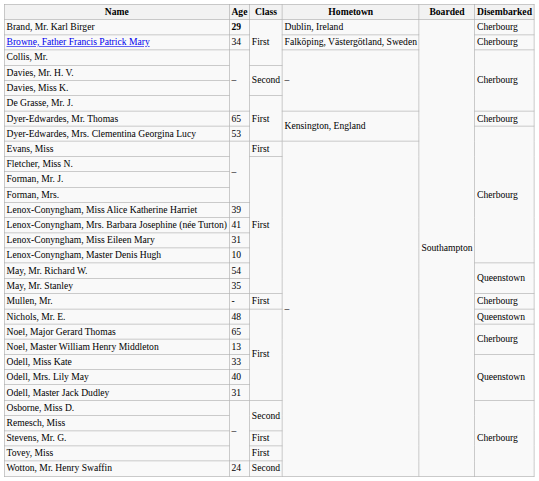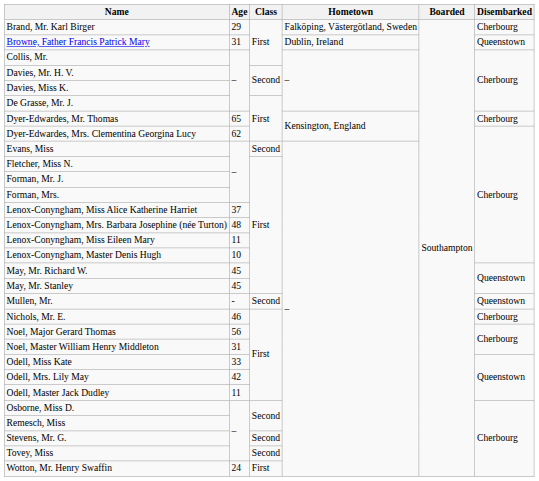(236, 27) bold -> (236, 27) normal
(314, 27) Dublin, Ireland -> (351, 27) Falköping, Västergötland, Sweden
(236, 42) 34 -> (236, 42) 31
(351, 42) Falköping, Västergötland, Sweden -> (314, 42) Dublin, Ireland
(497, 42) Cherbourg -> (501, 42) Queenstown
(236, 133) 53 -> (236, 133) 62
(261, 149) First -> (266, 149) Second
(236, 210) 39 -> (236, 210) 37
(236, 225) 41 -> (236, 225) 48
(236, 240) 31 -> (236, 240) 11
(236, 270) 54 -> (236, 270) 45
(236, 286) 35 -> (236, 286) 45
(261, 301) First -> (266, 301) Second
(497, 301) Cherbourg -> (501, 301) Queenstown
(236, 316) 48 -> (236, 316) 46
(501, 316) Queenstown -> (497, 316) Cherbourg
(236, 331) 65 -> (236, 331) 56
(236, 347) 13 -> (236, 347) 31
(236, 377) 40 -> (236, 377) 42
(236, 392) 31 -> (236, 392) 11
(261, 438) First -> (266, 438) Second
(261, 453) First -> (266, 453) Second
(266, 468) Second -> (261, 468) First
